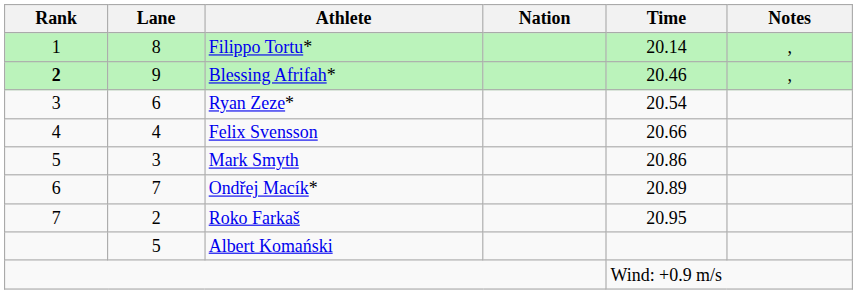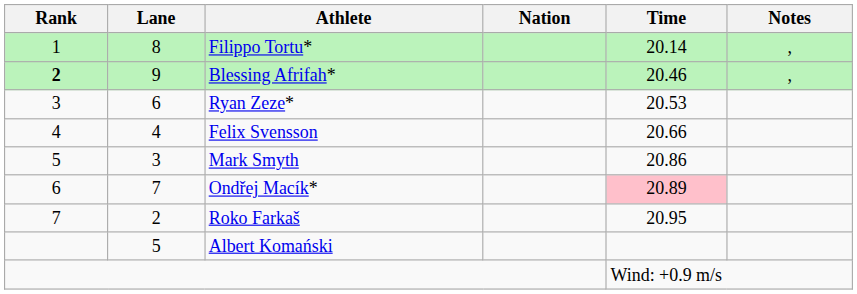(666, 103) 20.54 -> (666, 103) 20.53
(666, 189) no background -> (666, 189) pink background
